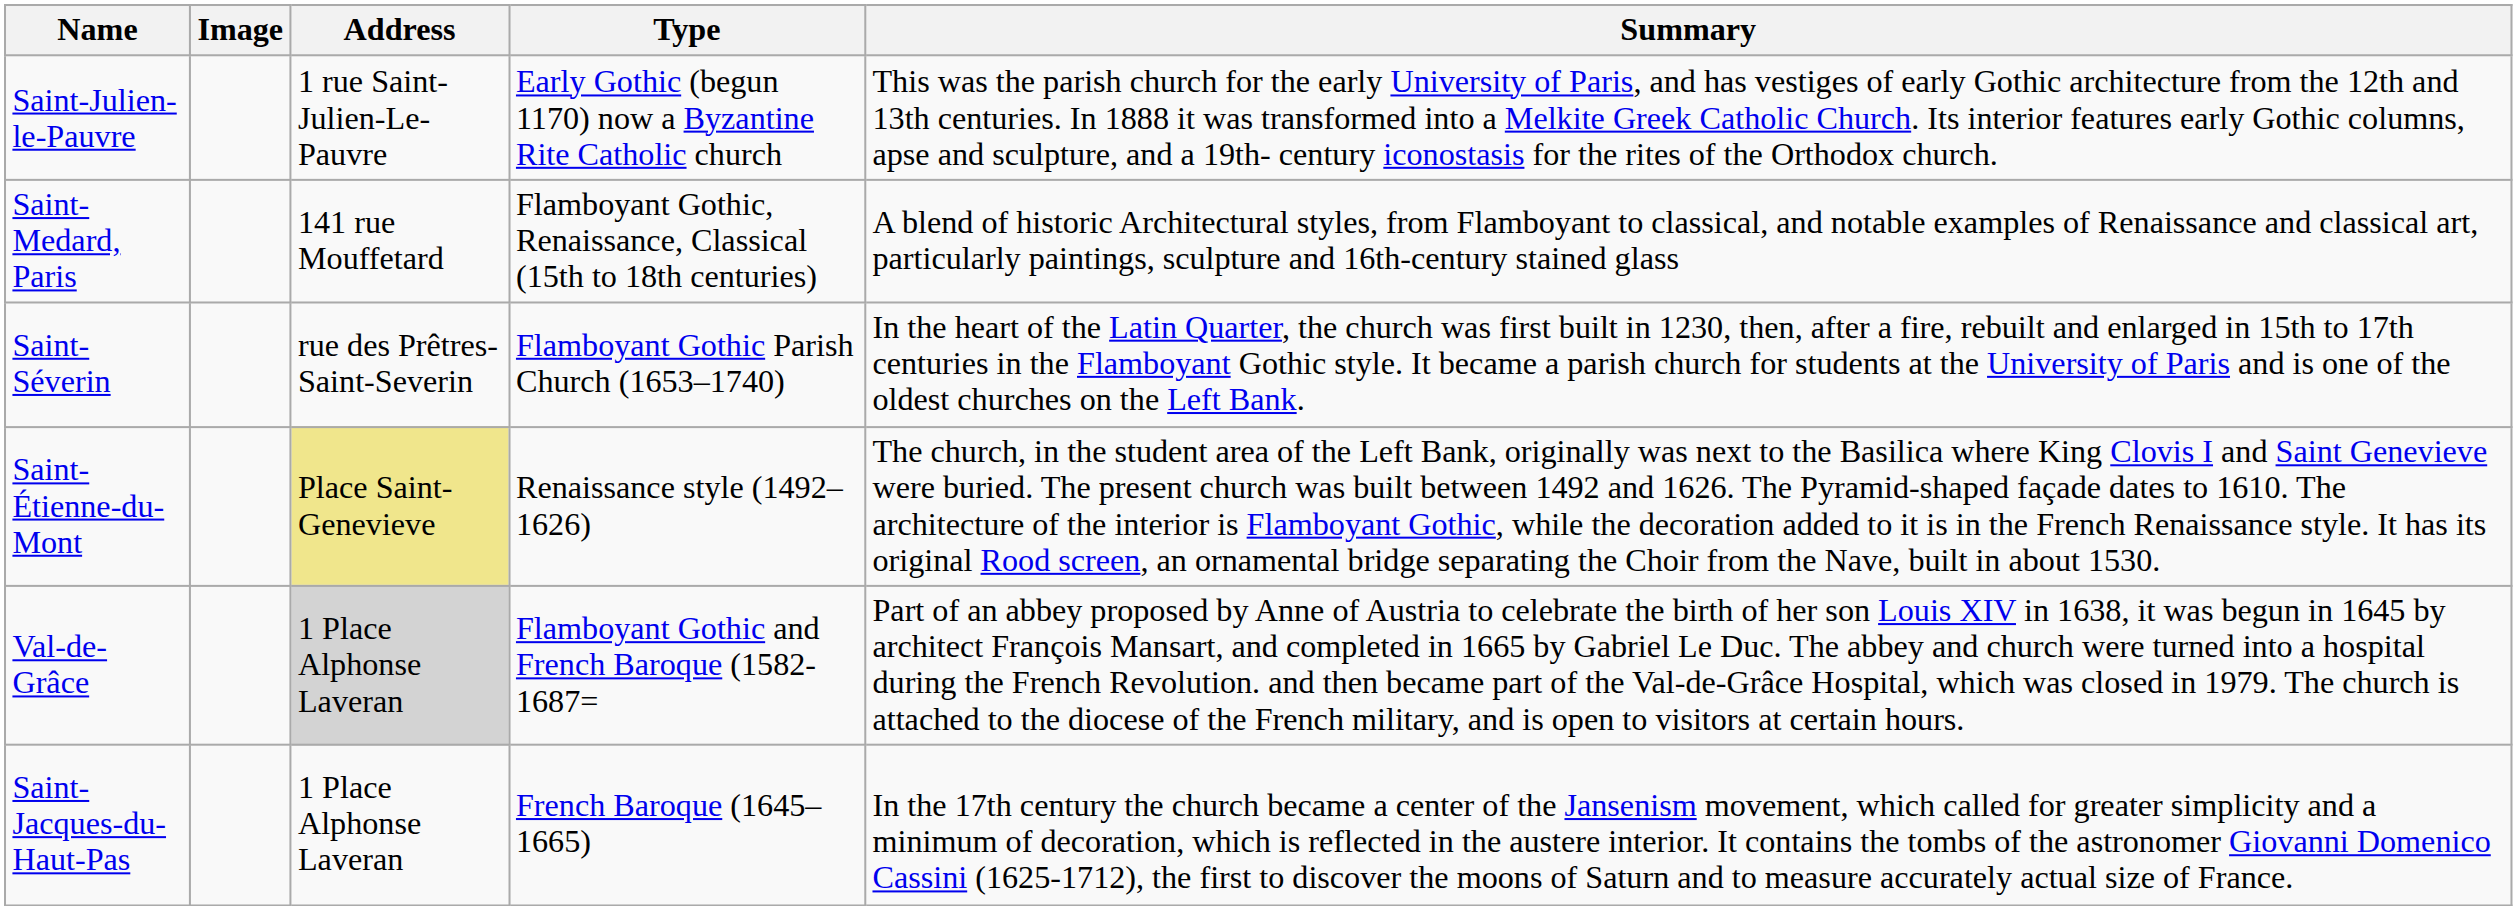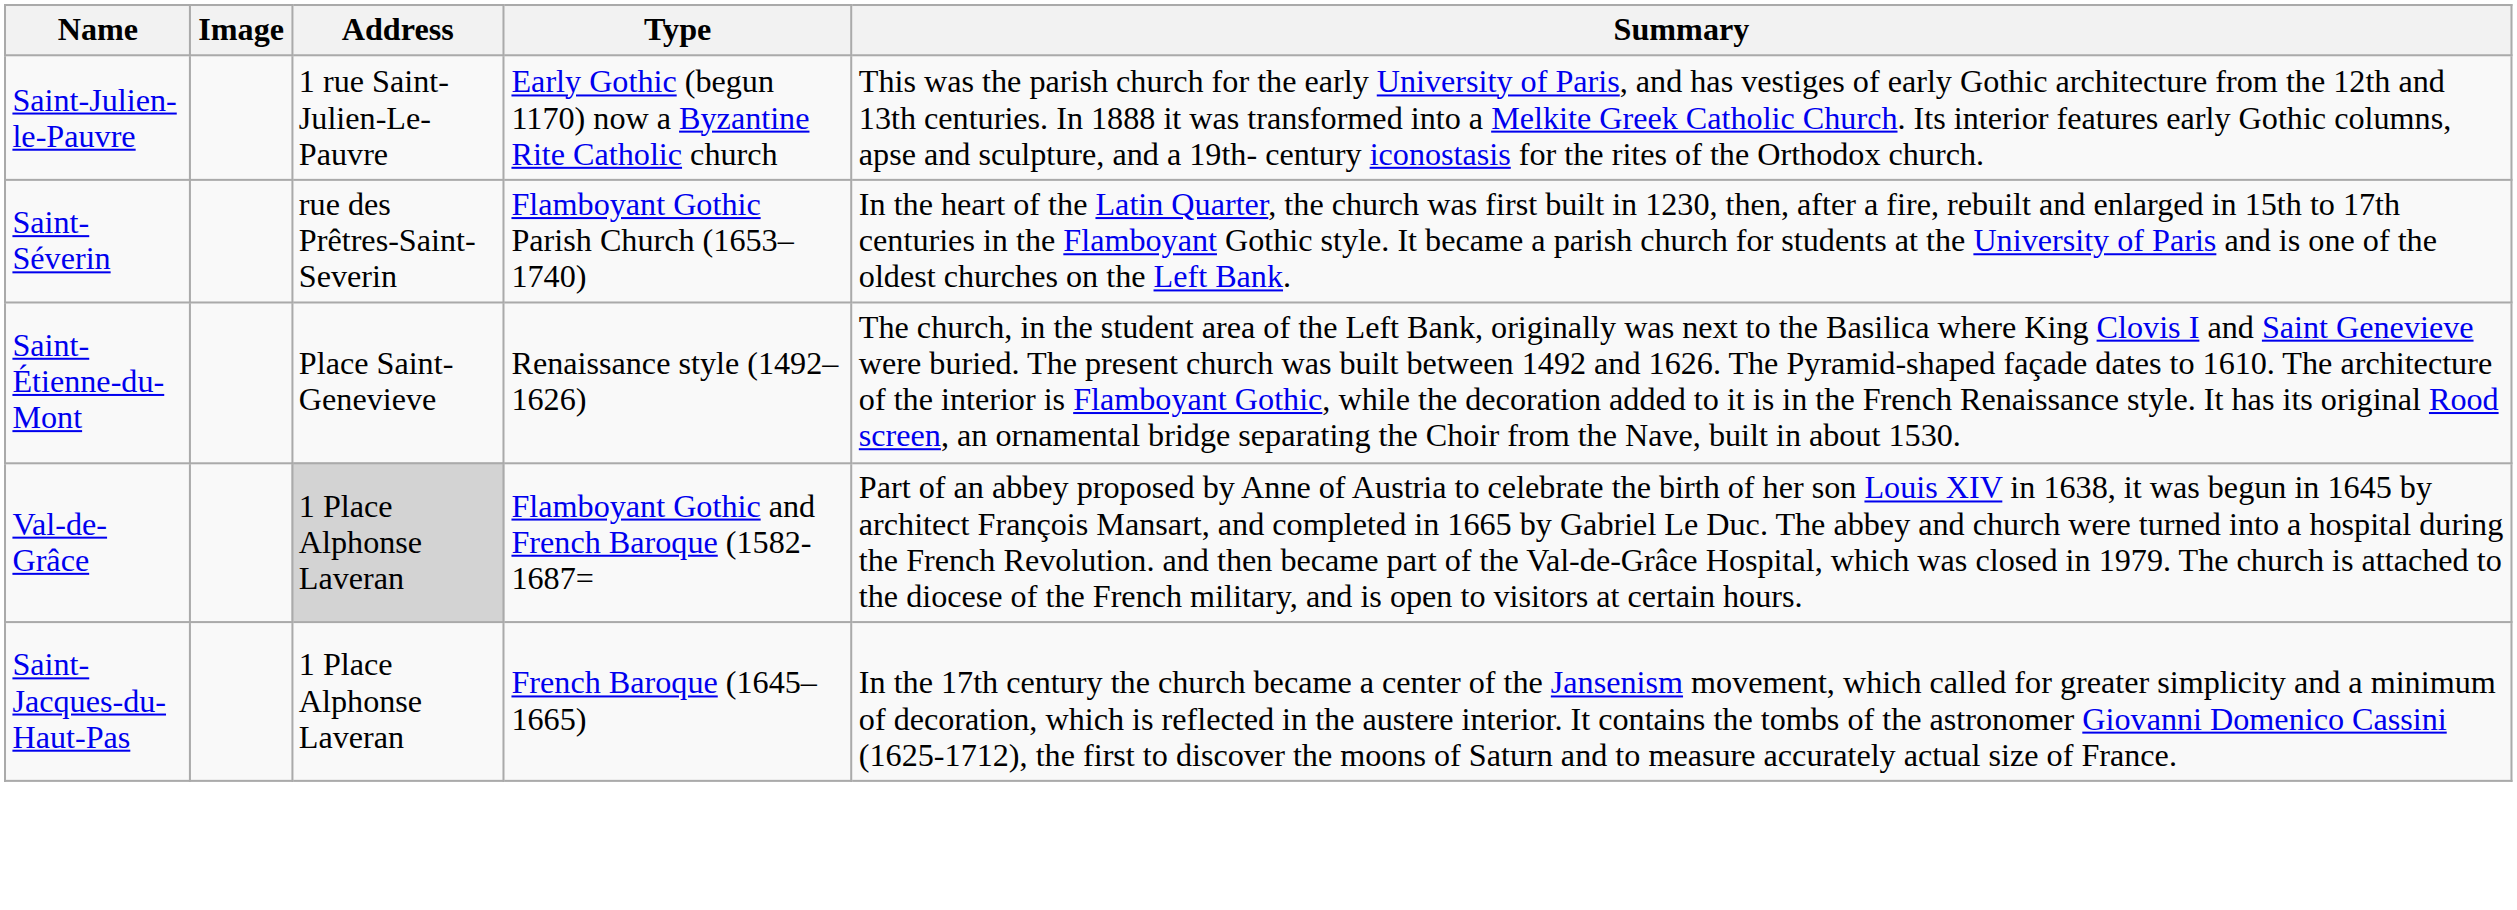- row: (66, 240)
(375, 505) khaki background -> (376, 382) no background
